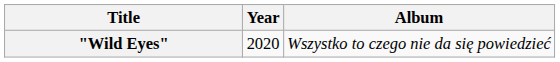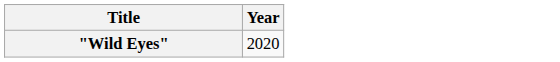- column: (419, 17)
